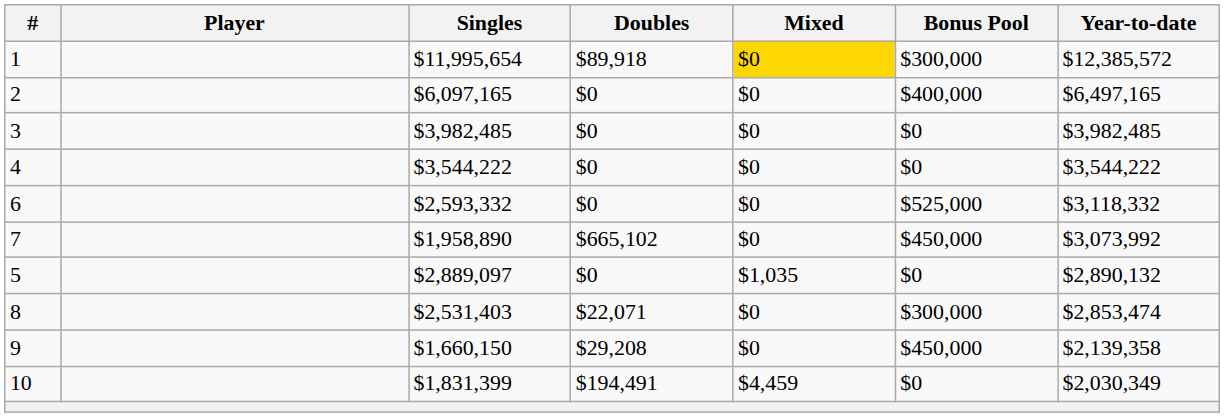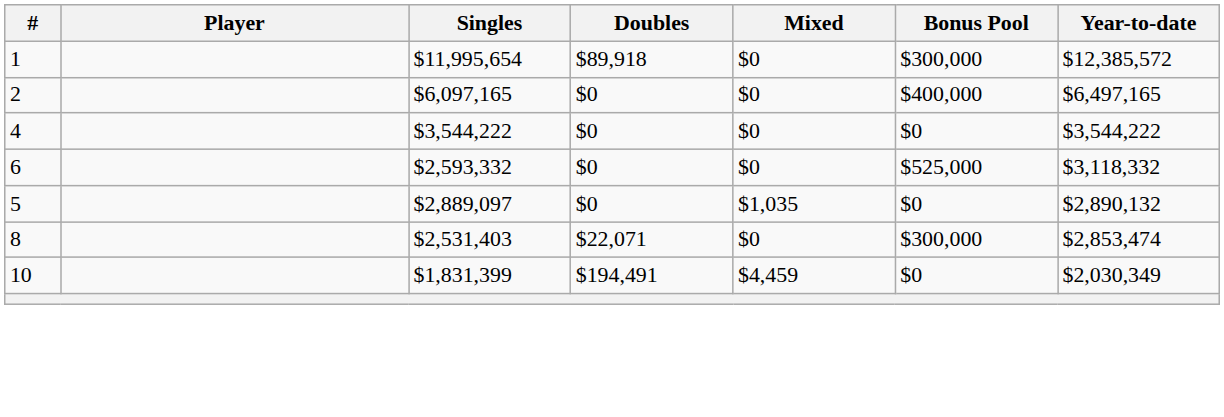(749, 59) gold background -> (749, 59) no background
- row: (15, 131)
- row: (15, 239)
- row: (15, 347)
